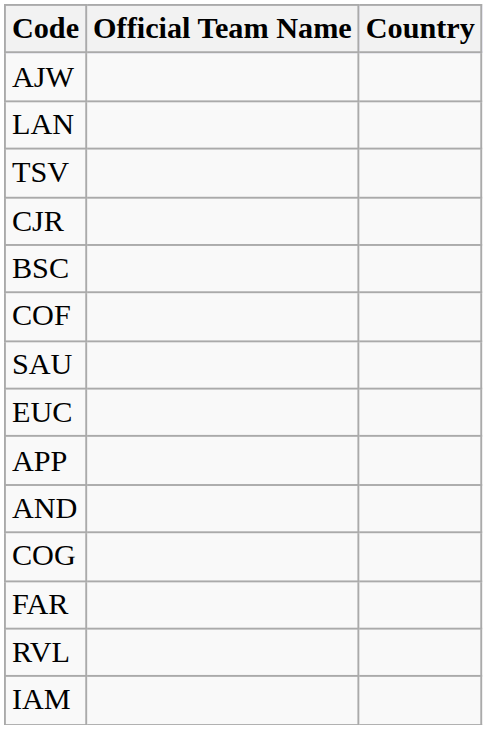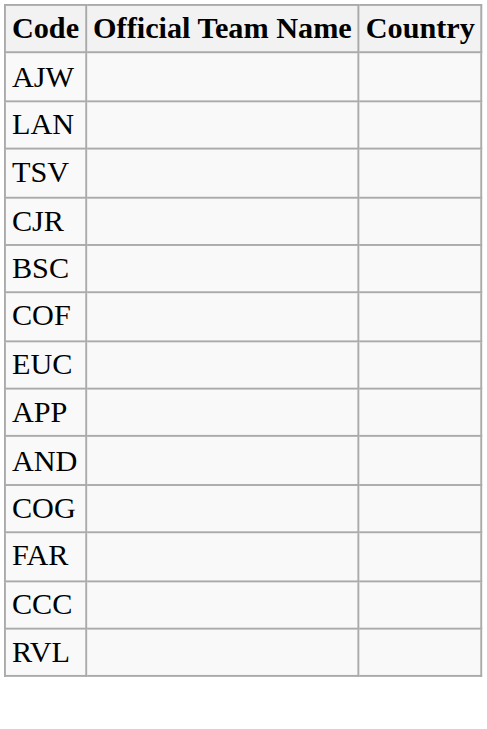- row: (42, 364)
+ row: (42, 603)
- row: (41, 699)
